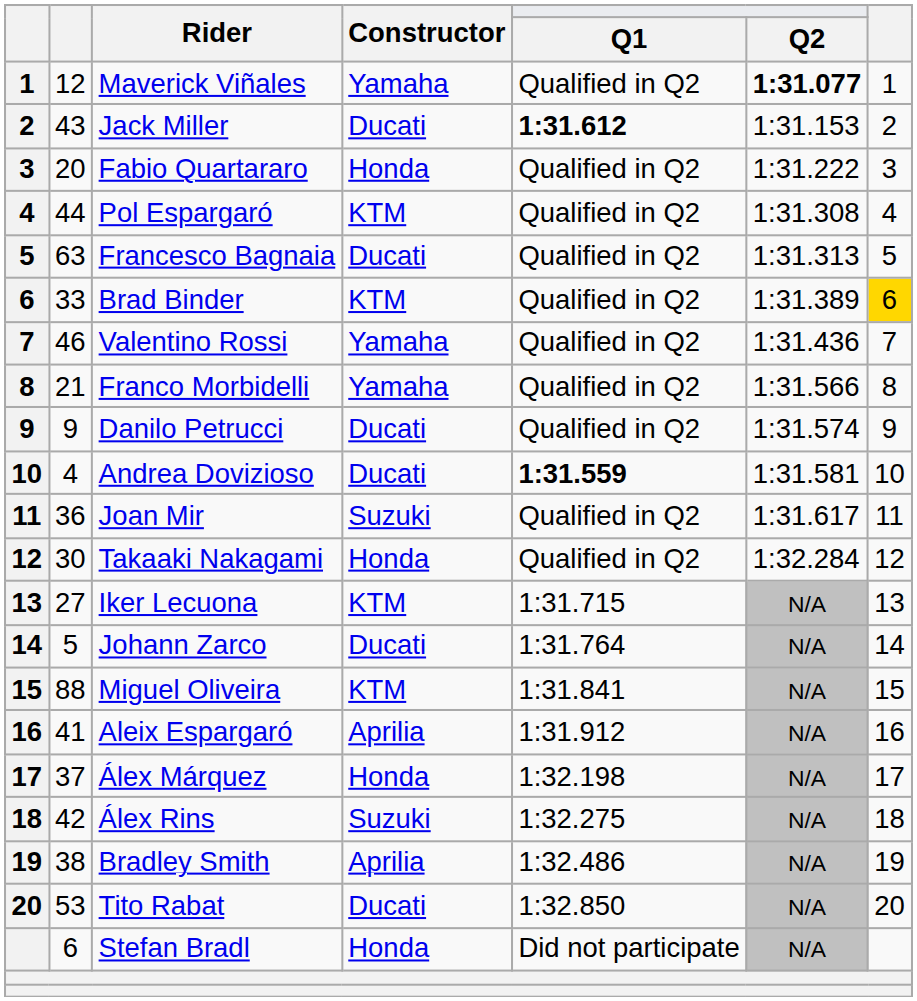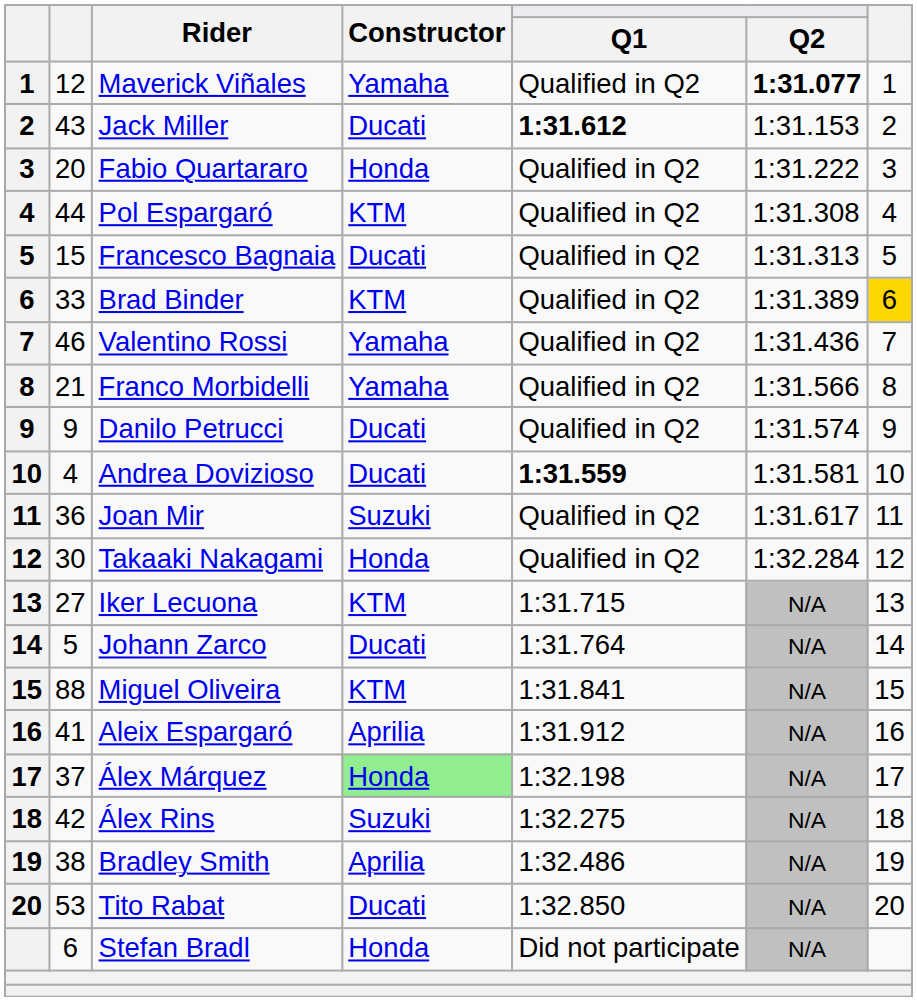(70, 256) 63 -> (70, 256) 15
(389, 775) no background -> (389, 775) lightgreen background
